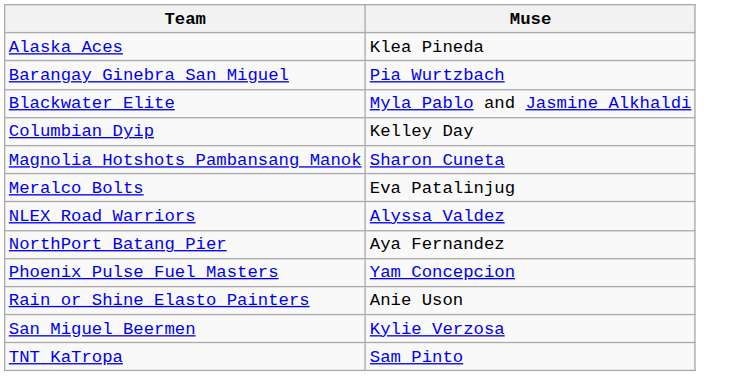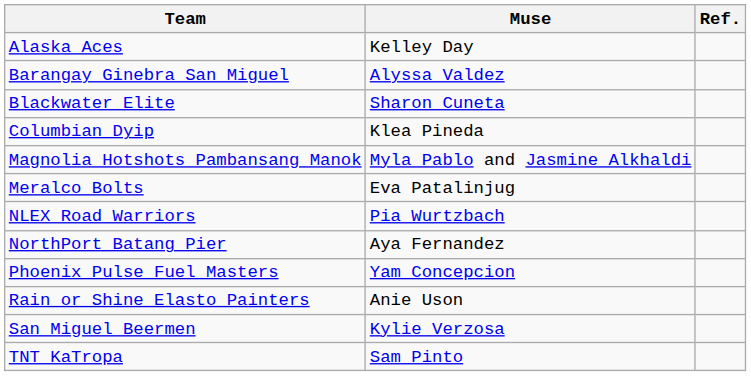+ column: (720, 19)
(427, 47) Klea Pineda -> (422, 47) Kelley Day
(437, 75) Pia Wurtzbach -> (437, 75) Alyssa Valdez
(531, 103) Myla Pablo and Jasmine Alkhaldi -> (437, 103) Sharon Cuneta
(422, 131) Kelley Day -> (427, 131) Klea Pineda
(437, 160) Sharon Cuneta -> (531, 160) Myla Pablo and Jasmine Alkhaldi
(437, 216) Alyssa Valdez -> (437, 216) Pia Wurtzbach
